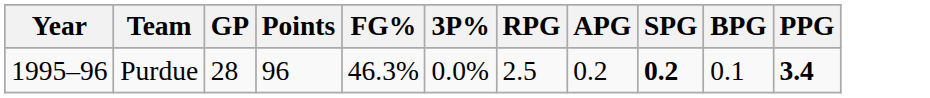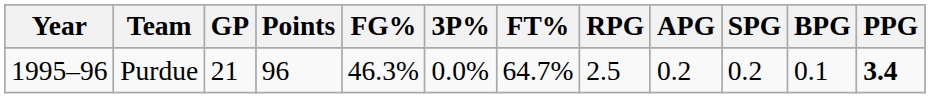+ column: (538, 26)
(225, 69) 28 -> (225, 69) 21
(661, 69) bold -> (745, 69) normal
